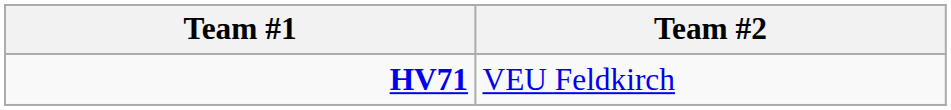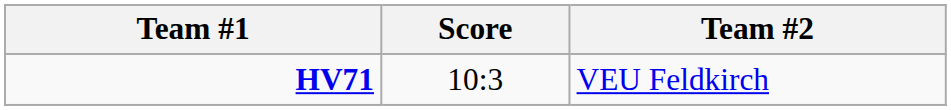+ column: (475, 29)
